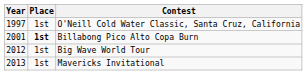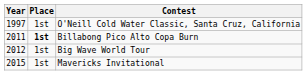(16, 37) 2001 -> (16, 37) 2011
(16, 63) 2013 -> (16, 63) 2015
